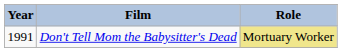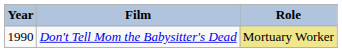(21, 37) 1991 -> (21, 37) 1990
